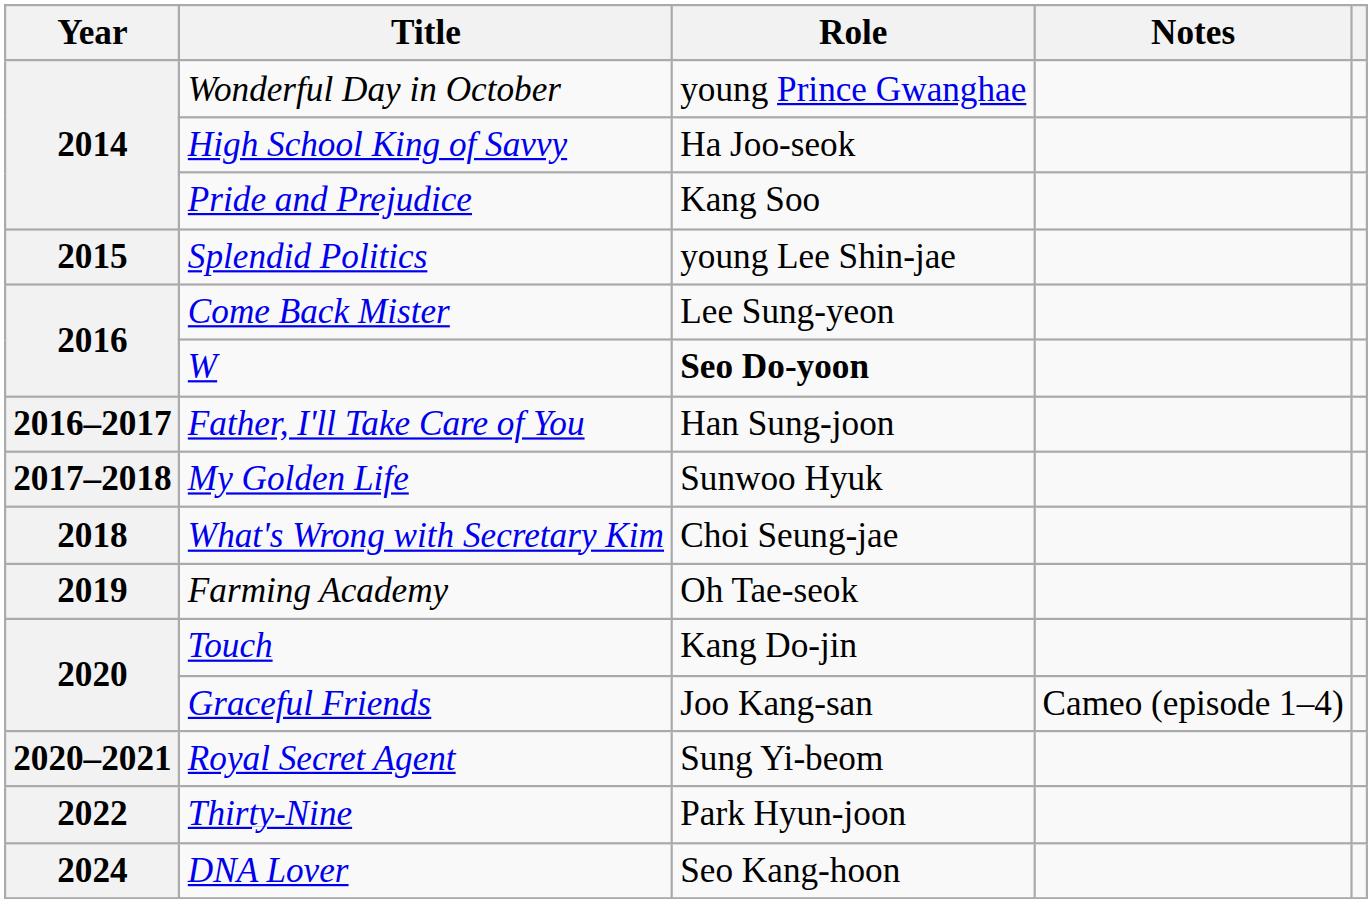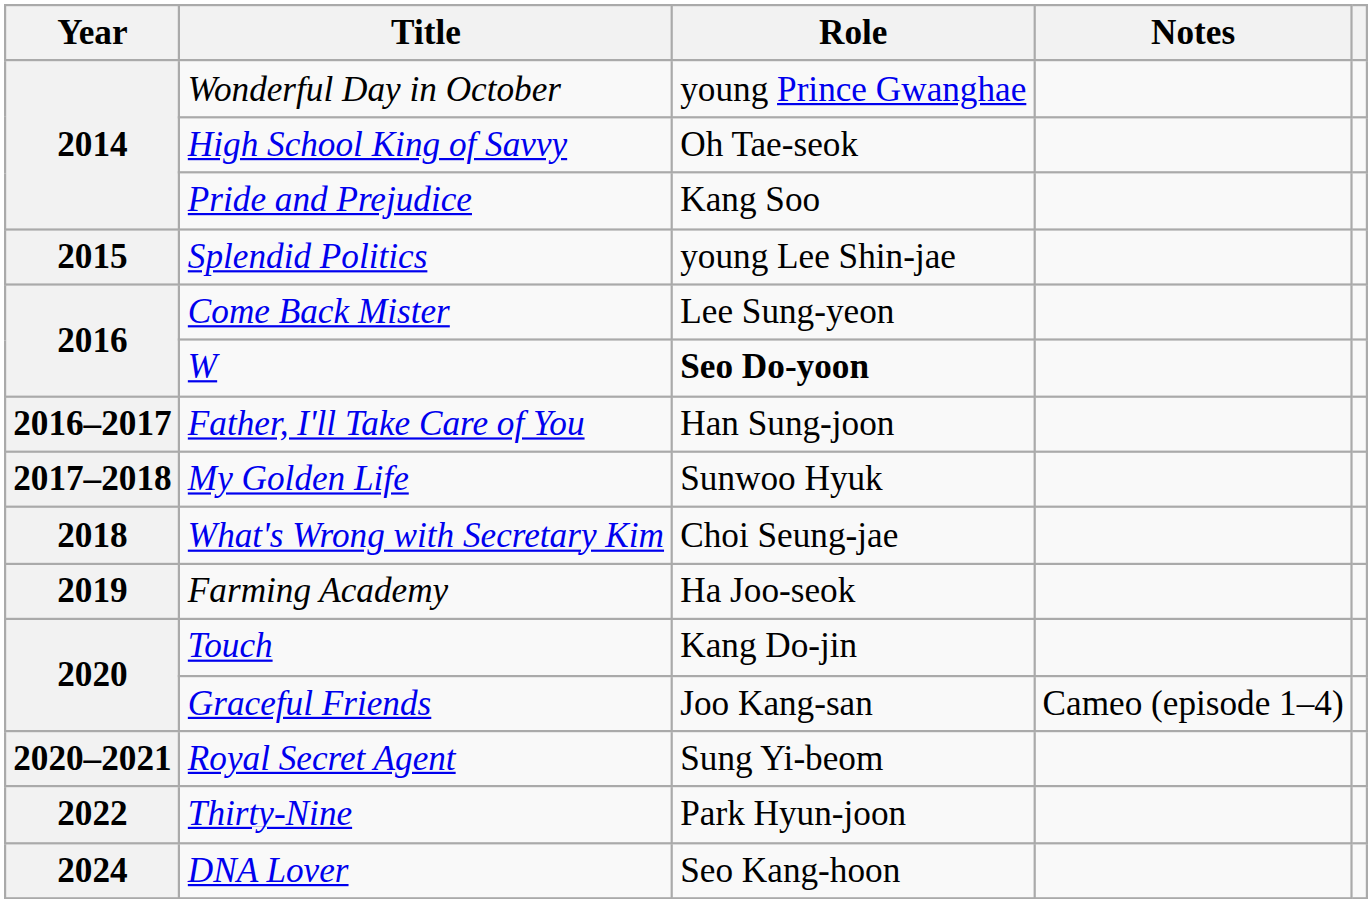(768, 144) Ha Joo-seok -> (769, 144) Oh Tae-seok
(769, 590) Oh Tae-seok -> (768, 590) Ha Joo-seok
